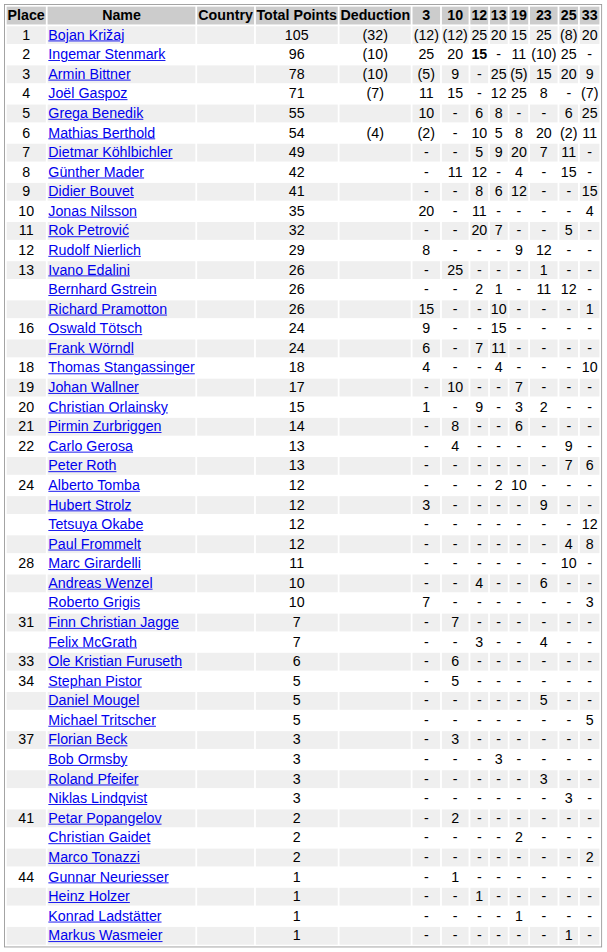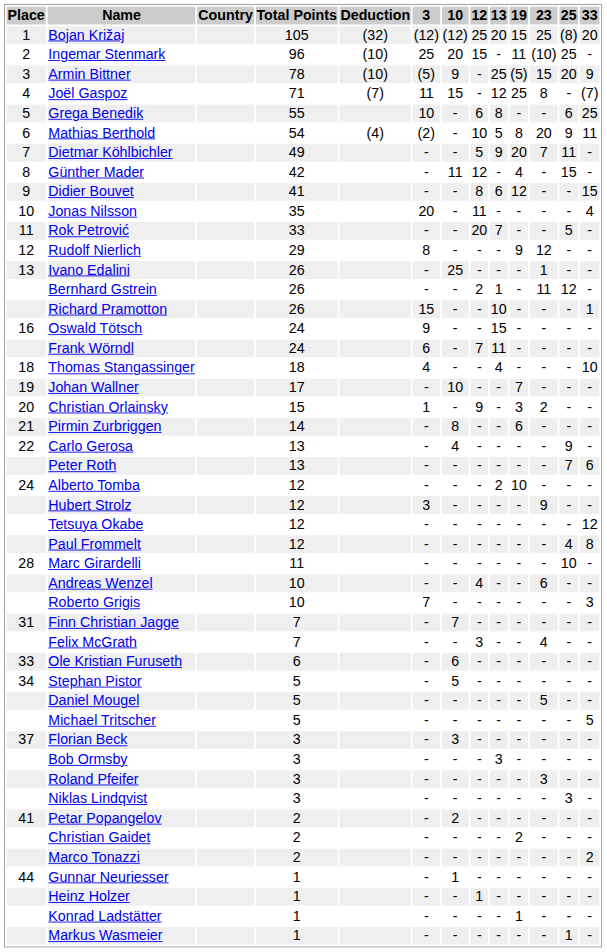(479, 54) bold -> (479, 54) normal
(569, 133) (2) -> (569, 133) 9
(297, 231) 32 -> (297, 231) 33
